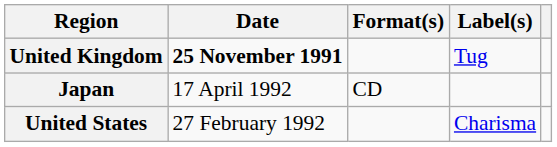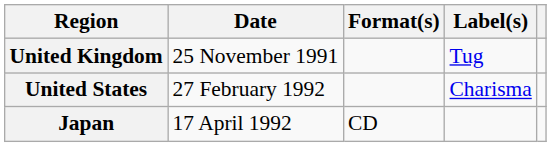(258, 55) bold -> (255, 55) normal
rows swapped: (86, 123) <-> (86, 89)
